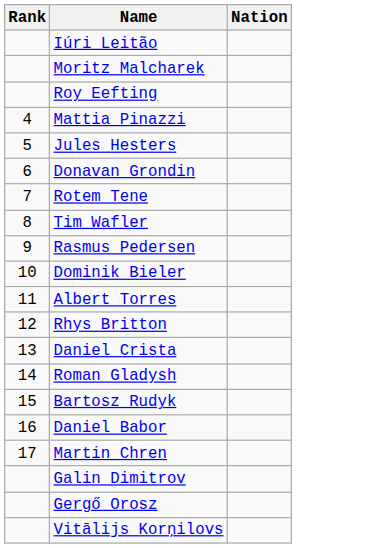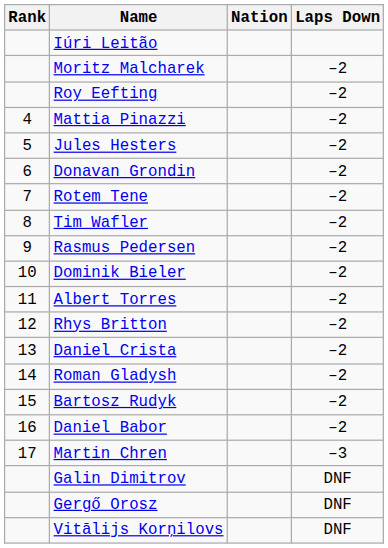+ column: (338, 17)
